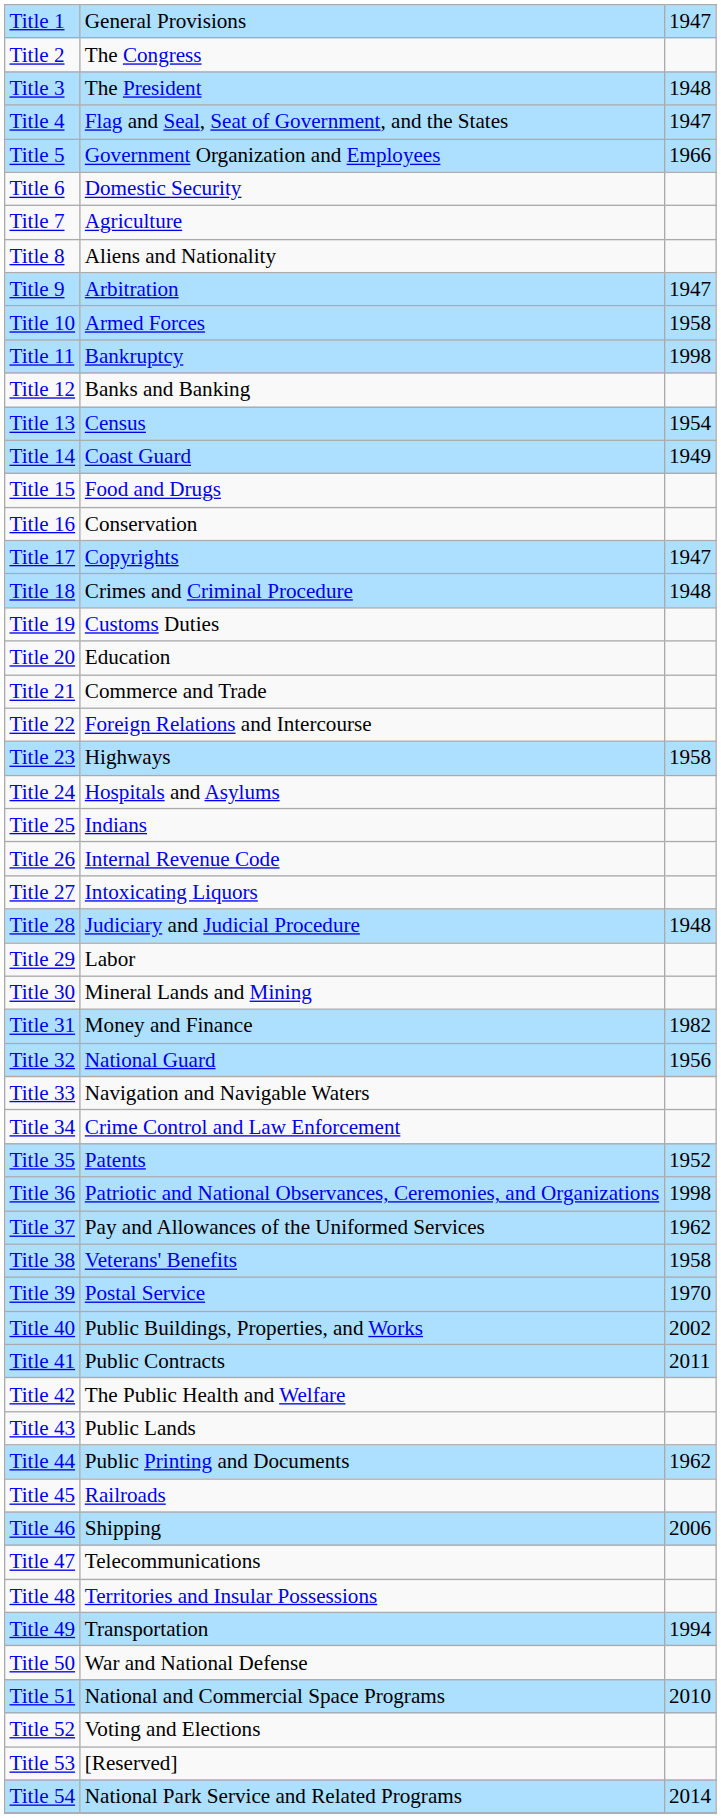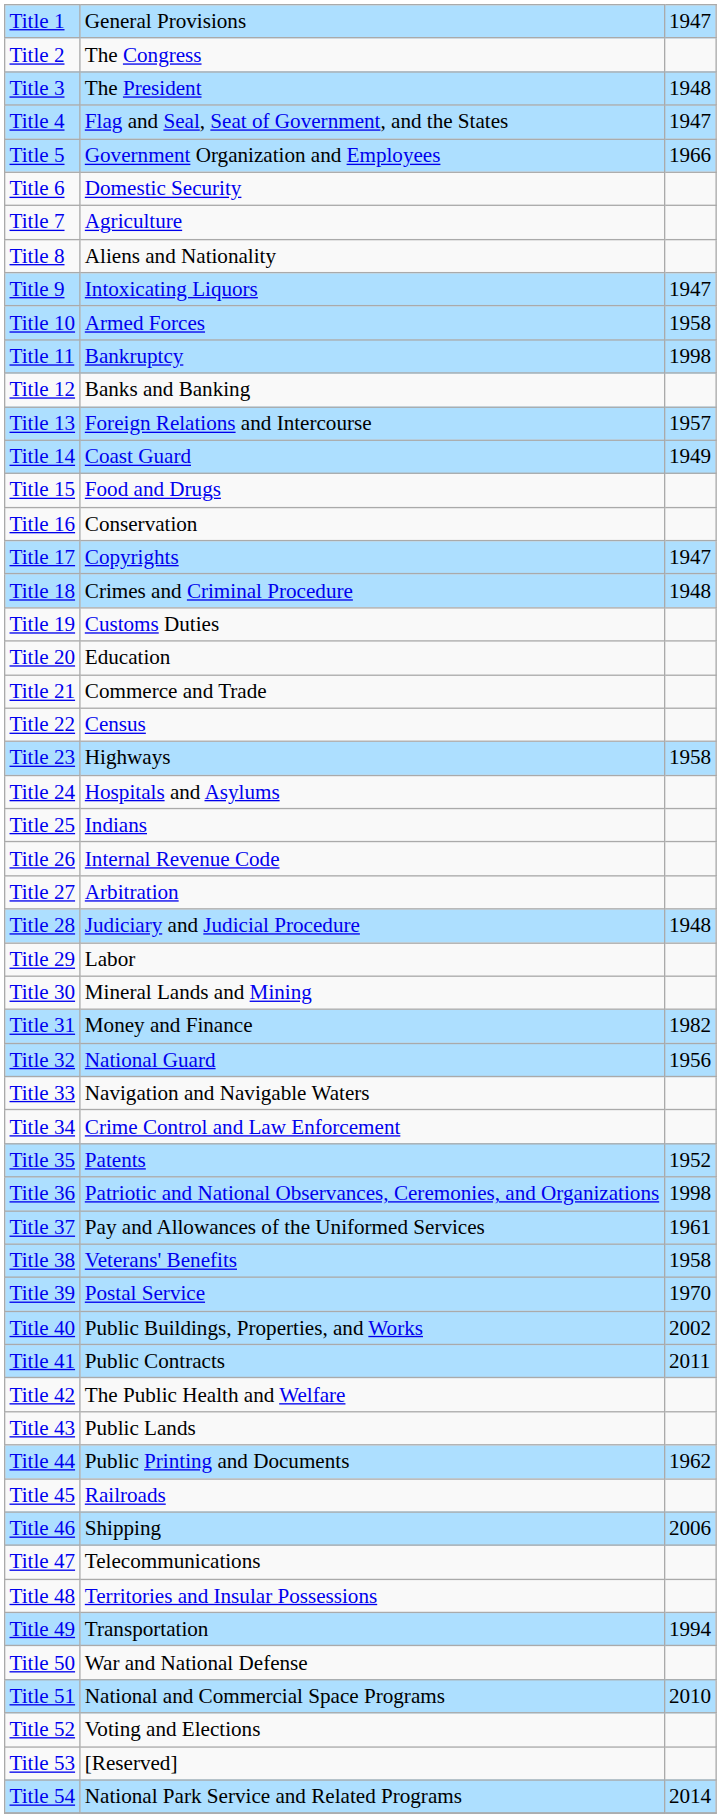(132, 289) Arbitration -> (171, 289) Intoxicating Liquors
(115, 423) Census -> (228, 423) Foreign Relations and Intercourse
(690, 423) 1954 -> (690, 423) 1957
(228, 724) Foreign Relations and Intercourse -> (115, 724) Census
(171, 892) Intoxicating Liquors -> (132, 892) Arbitration
(690, 1227) 1962 -> (690, 1227) 1961
